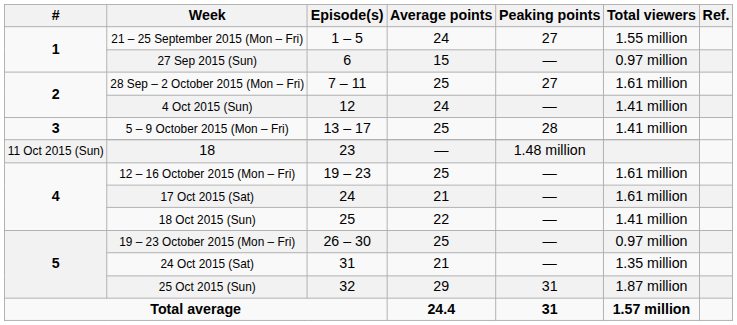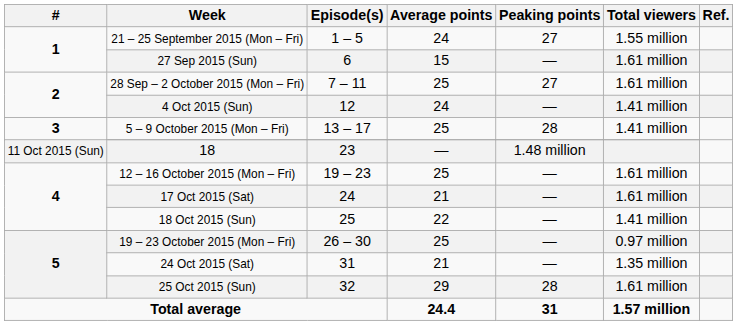(651, 60) 0.97 million -> (651, 60) 1.61 million
(550, 286) 31 -> (550, 286) 28
(651, 286) 1.87 million -> (651, 286) 1.61 million
